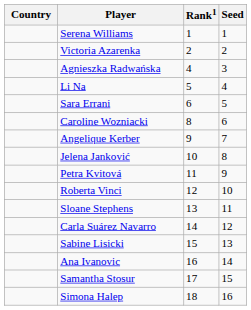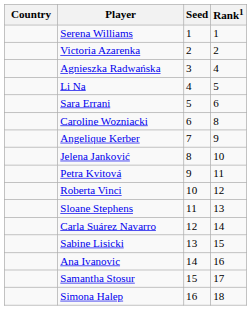columns swapped: (201, 14) <-> (233, 14)
